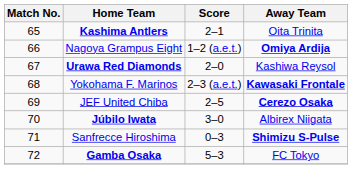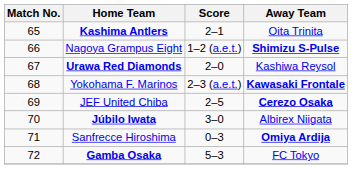(296, 48) Omiya Ardija -> (296, 48) Shimizu S-Pulse
(296, 137) Shimizu S-Pulse -> (296, 137) Omiya Ardija
